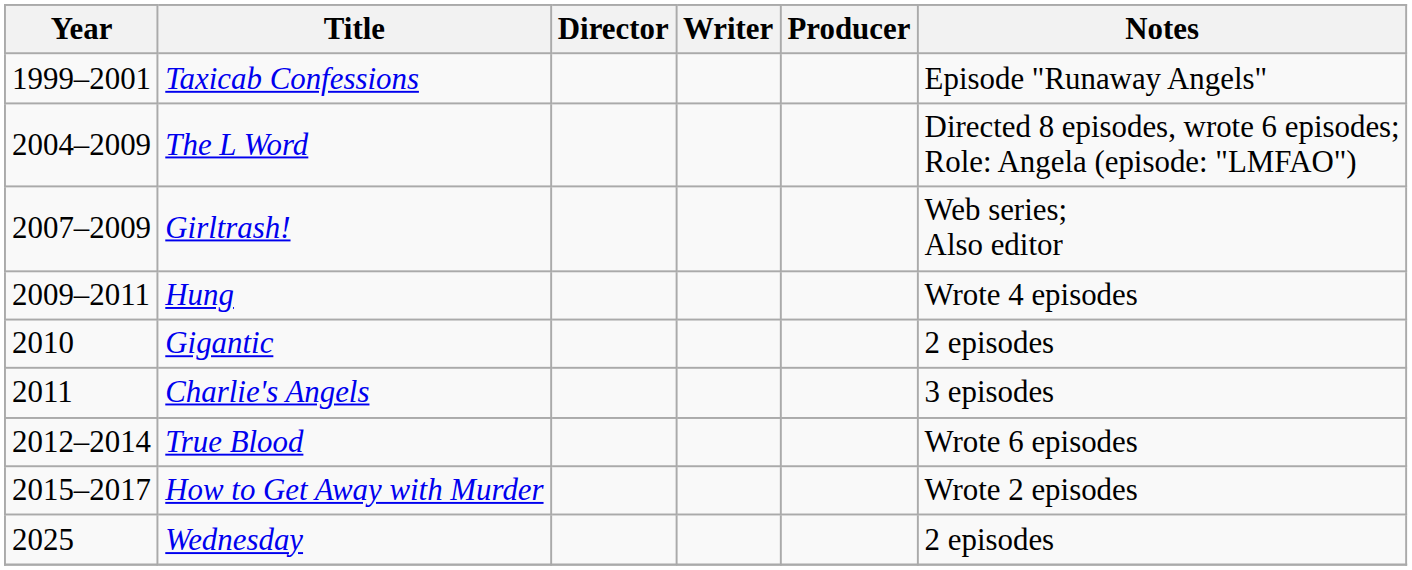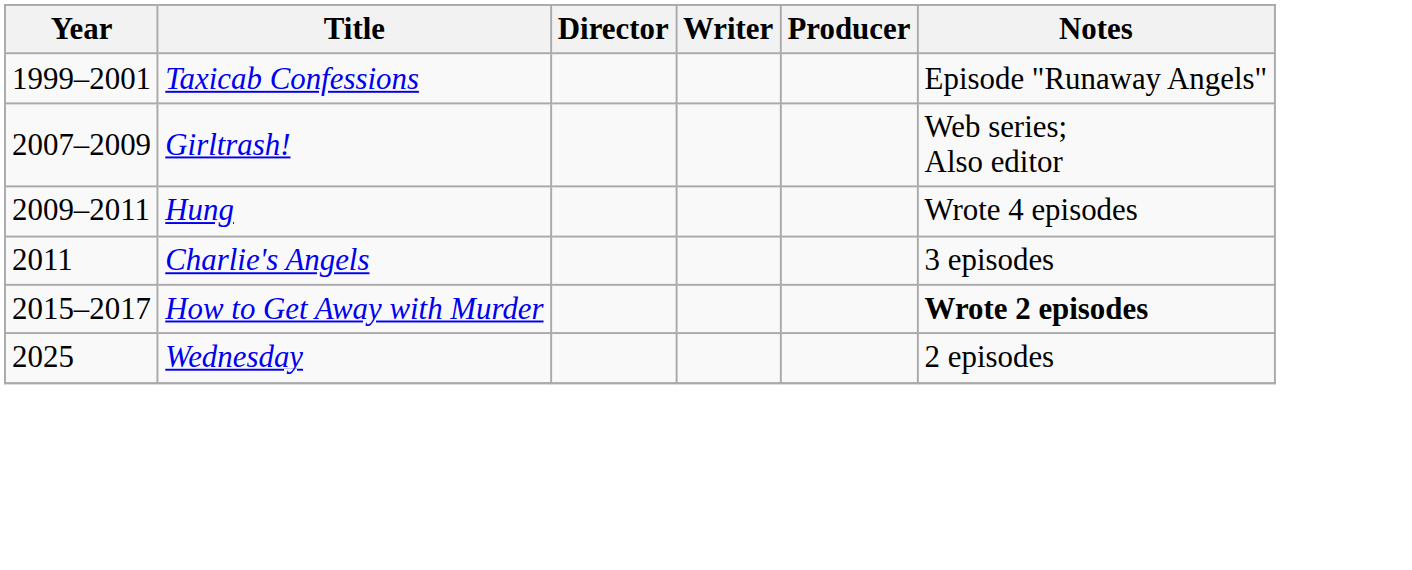- row: (237, 144)
- row: (219, 343)
- row: (234, 441)
(1031, 490) normal -> (1036, 308) bold
